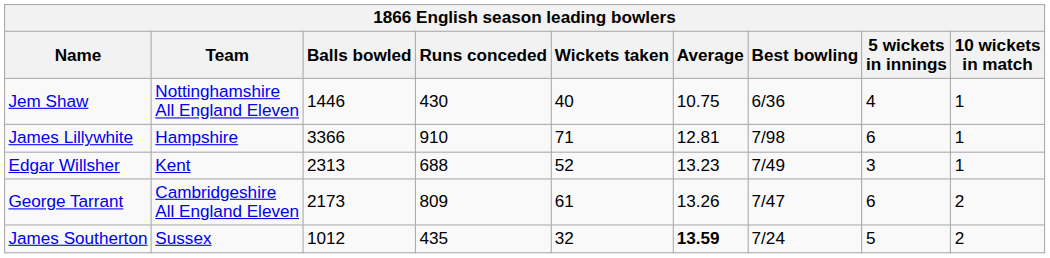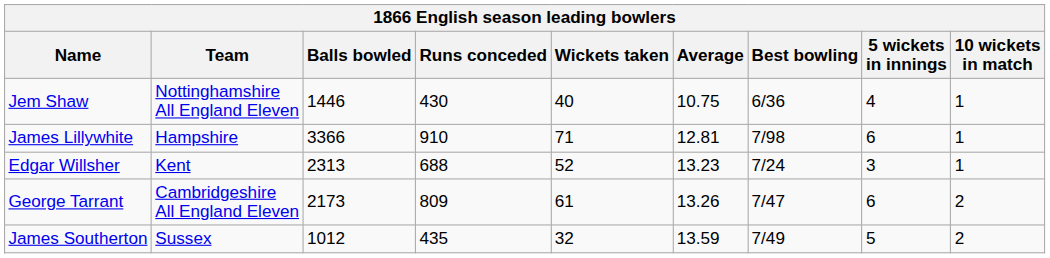(768, 165) 7/49 -> (768, 165) 7/24
(698, 238) bold -> (698, 238) normal
(768, 238) 7/24 -> (768, 238) 7/49
